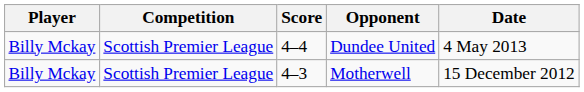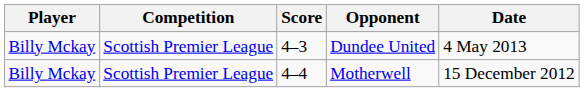(294, 45) 4–4 -> (294, 45) 4–3
(294, 73) 4–3 -> (294, 73) 4–4
